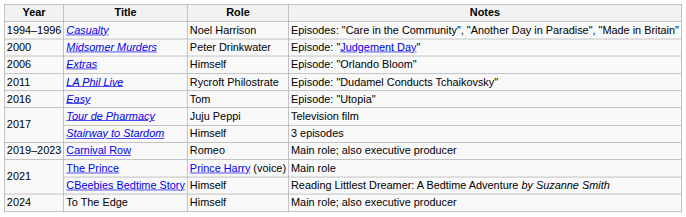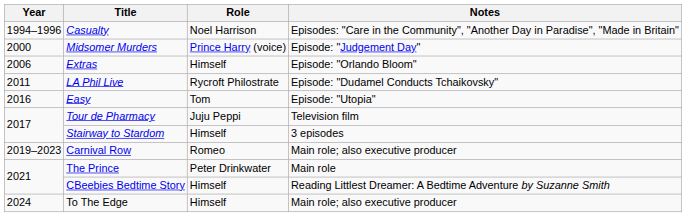(230, 47) Peter Drinkwater -> (238, 47) Prince Harry (voice)
(238, 168) Prince Harry (voice) -> (230, 168) Peter Drinkwater
